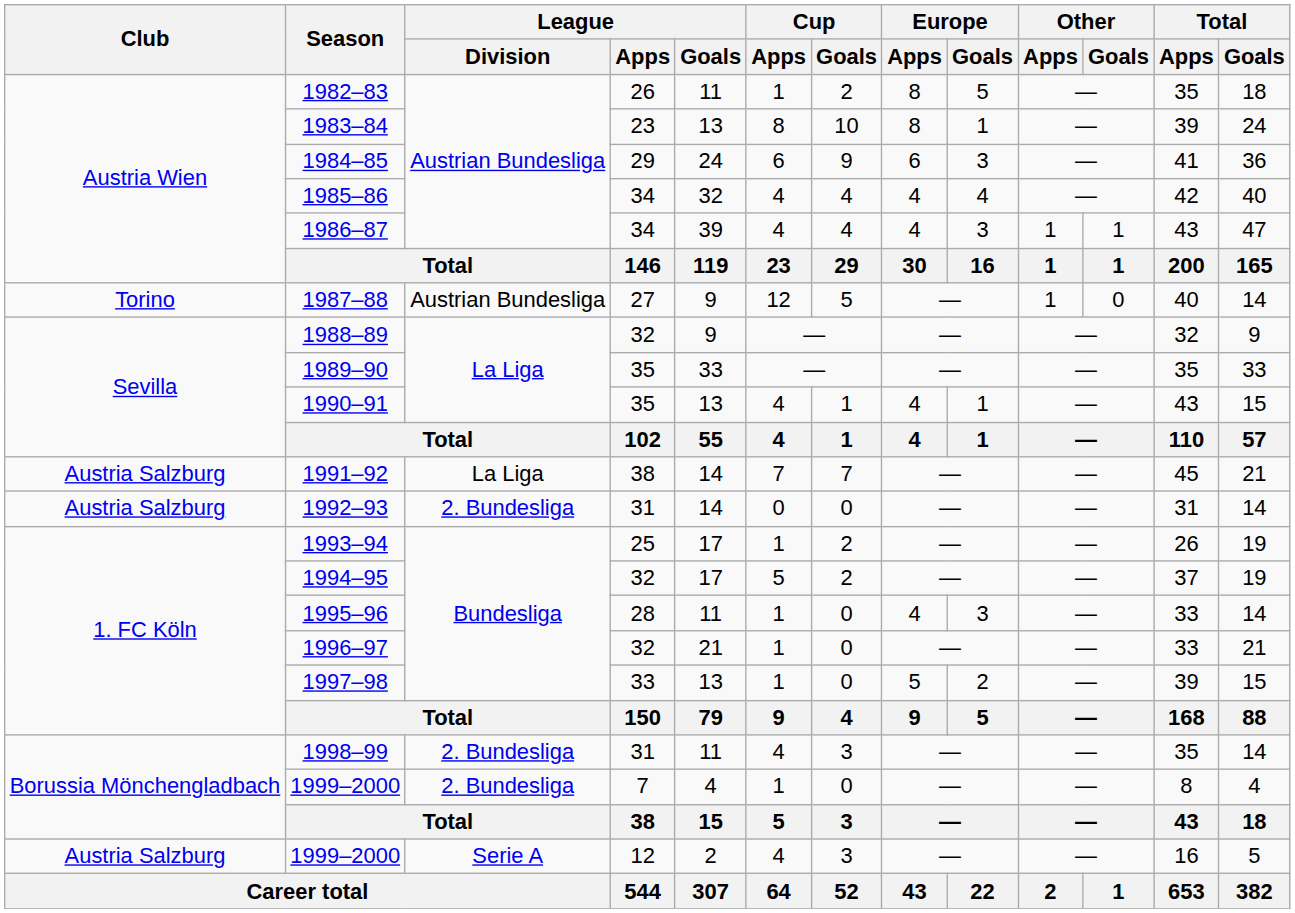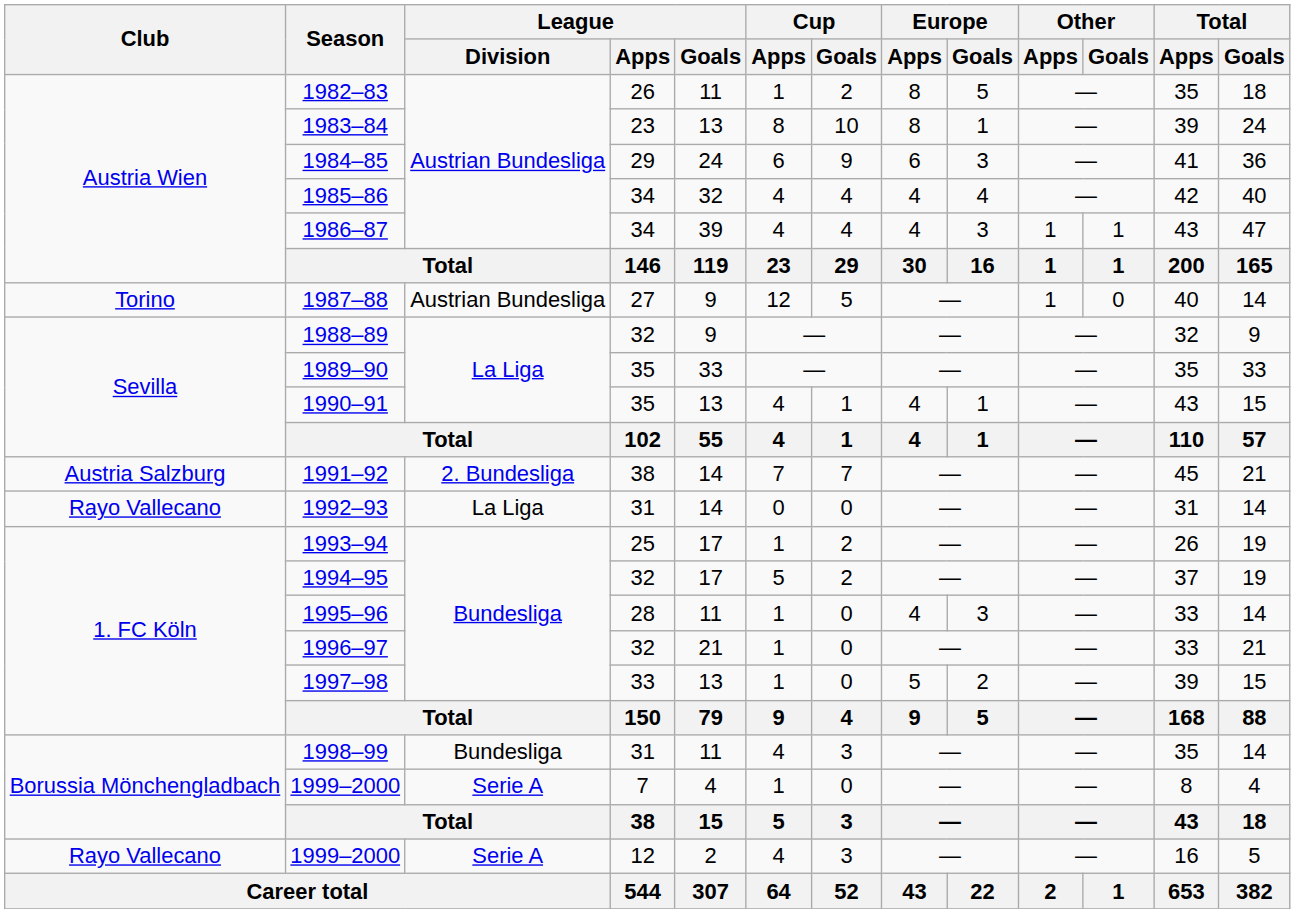(508, 473) La Liga -> (508, 473) 2. Bundesliga
(145, 508) Austria Salzburg -> (145, 508) Rayo Vallecano
(508, 508) 2. Bundesliga -> (508, 508) La Liga
(508, 751) 2. Bundesliga -> (508, 751) Bundesliga
(508, 786) 2. Bundesliga -> (508, 786) Serie A
(145, 856) Austria Salzburg -> (145, 856) Rayo Vallecano
